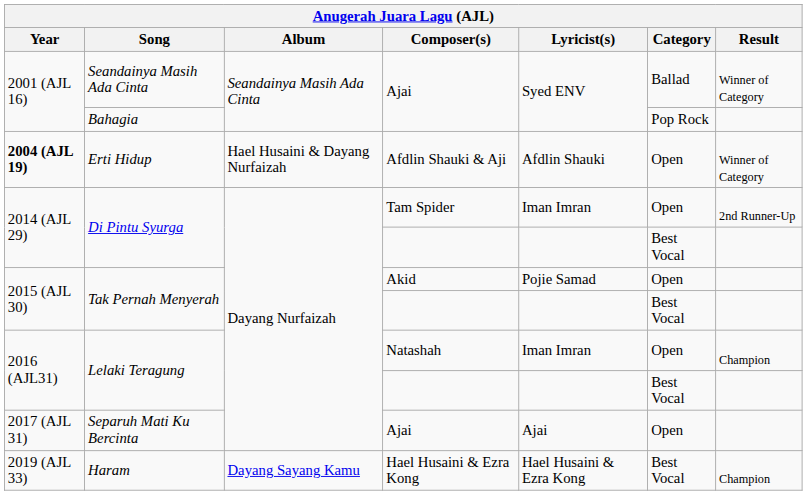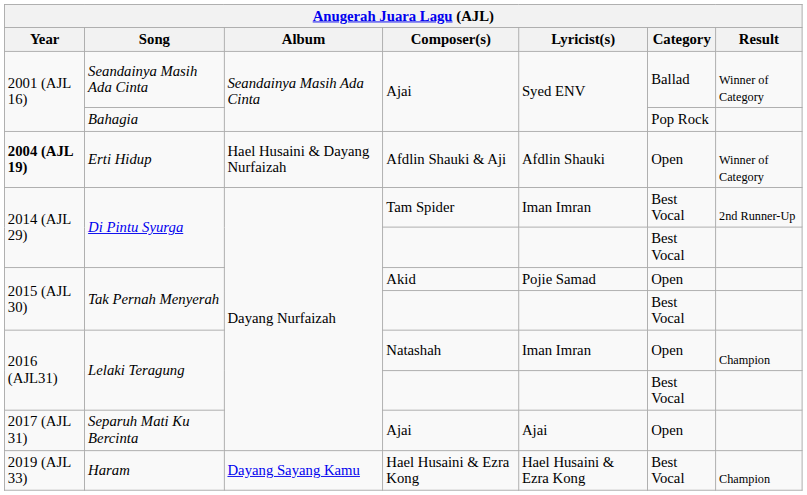(667, 207) Open -> (668, 207) Best Vocal
